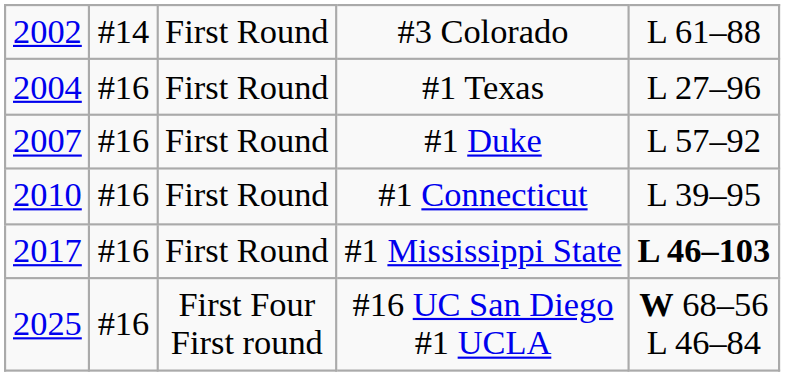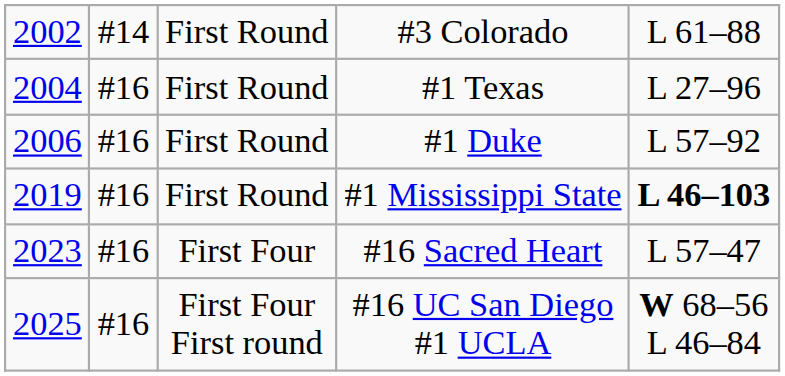(47, 140) 2007 -> (47, 140) 2006
- row: (483, 195)
(47, 250) 2017 -> (47, 195) 2019
+ row: (483, 250)
